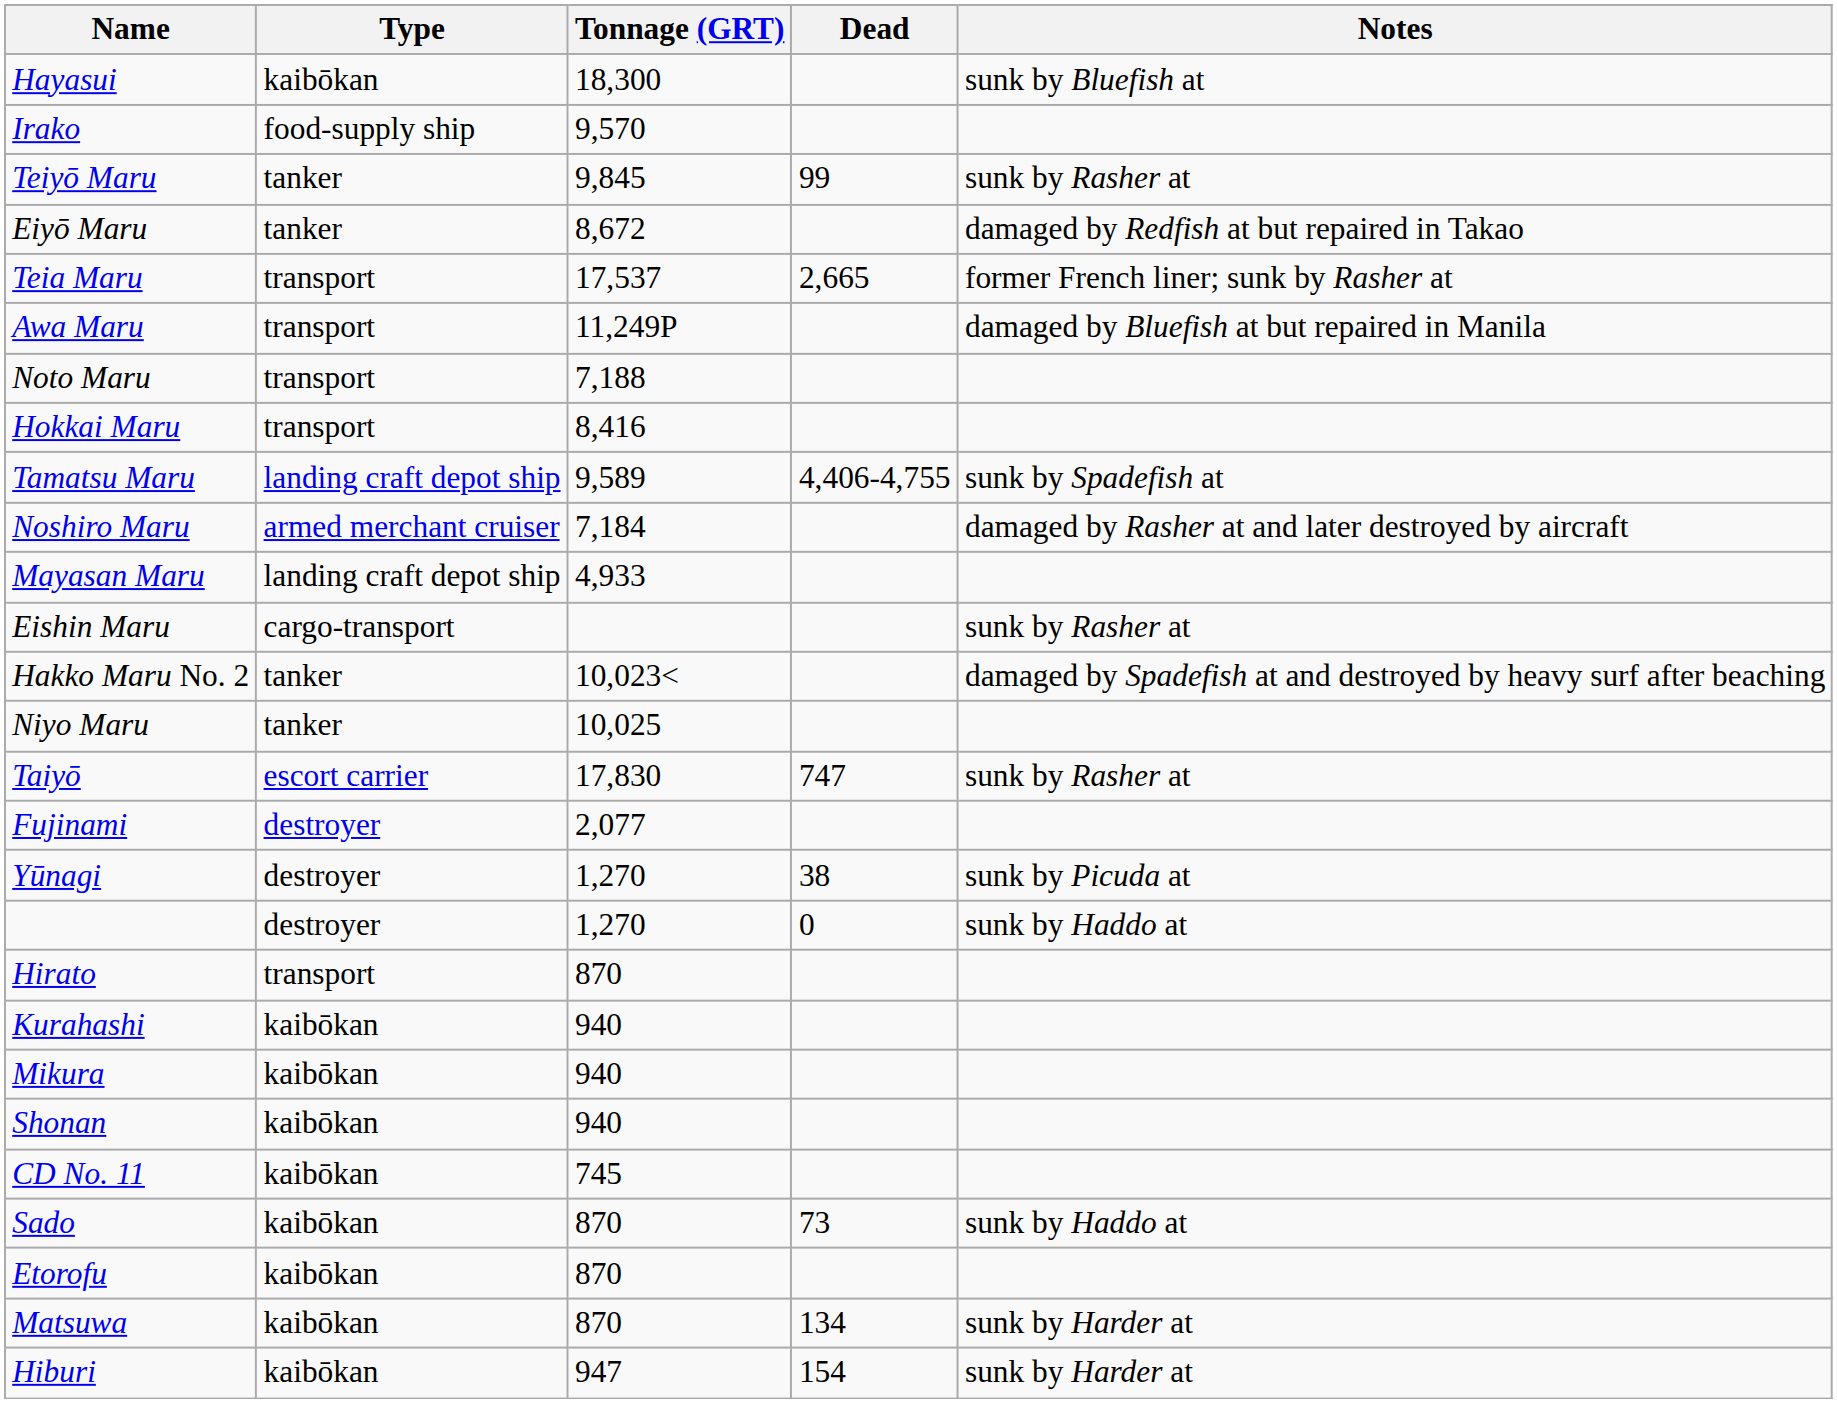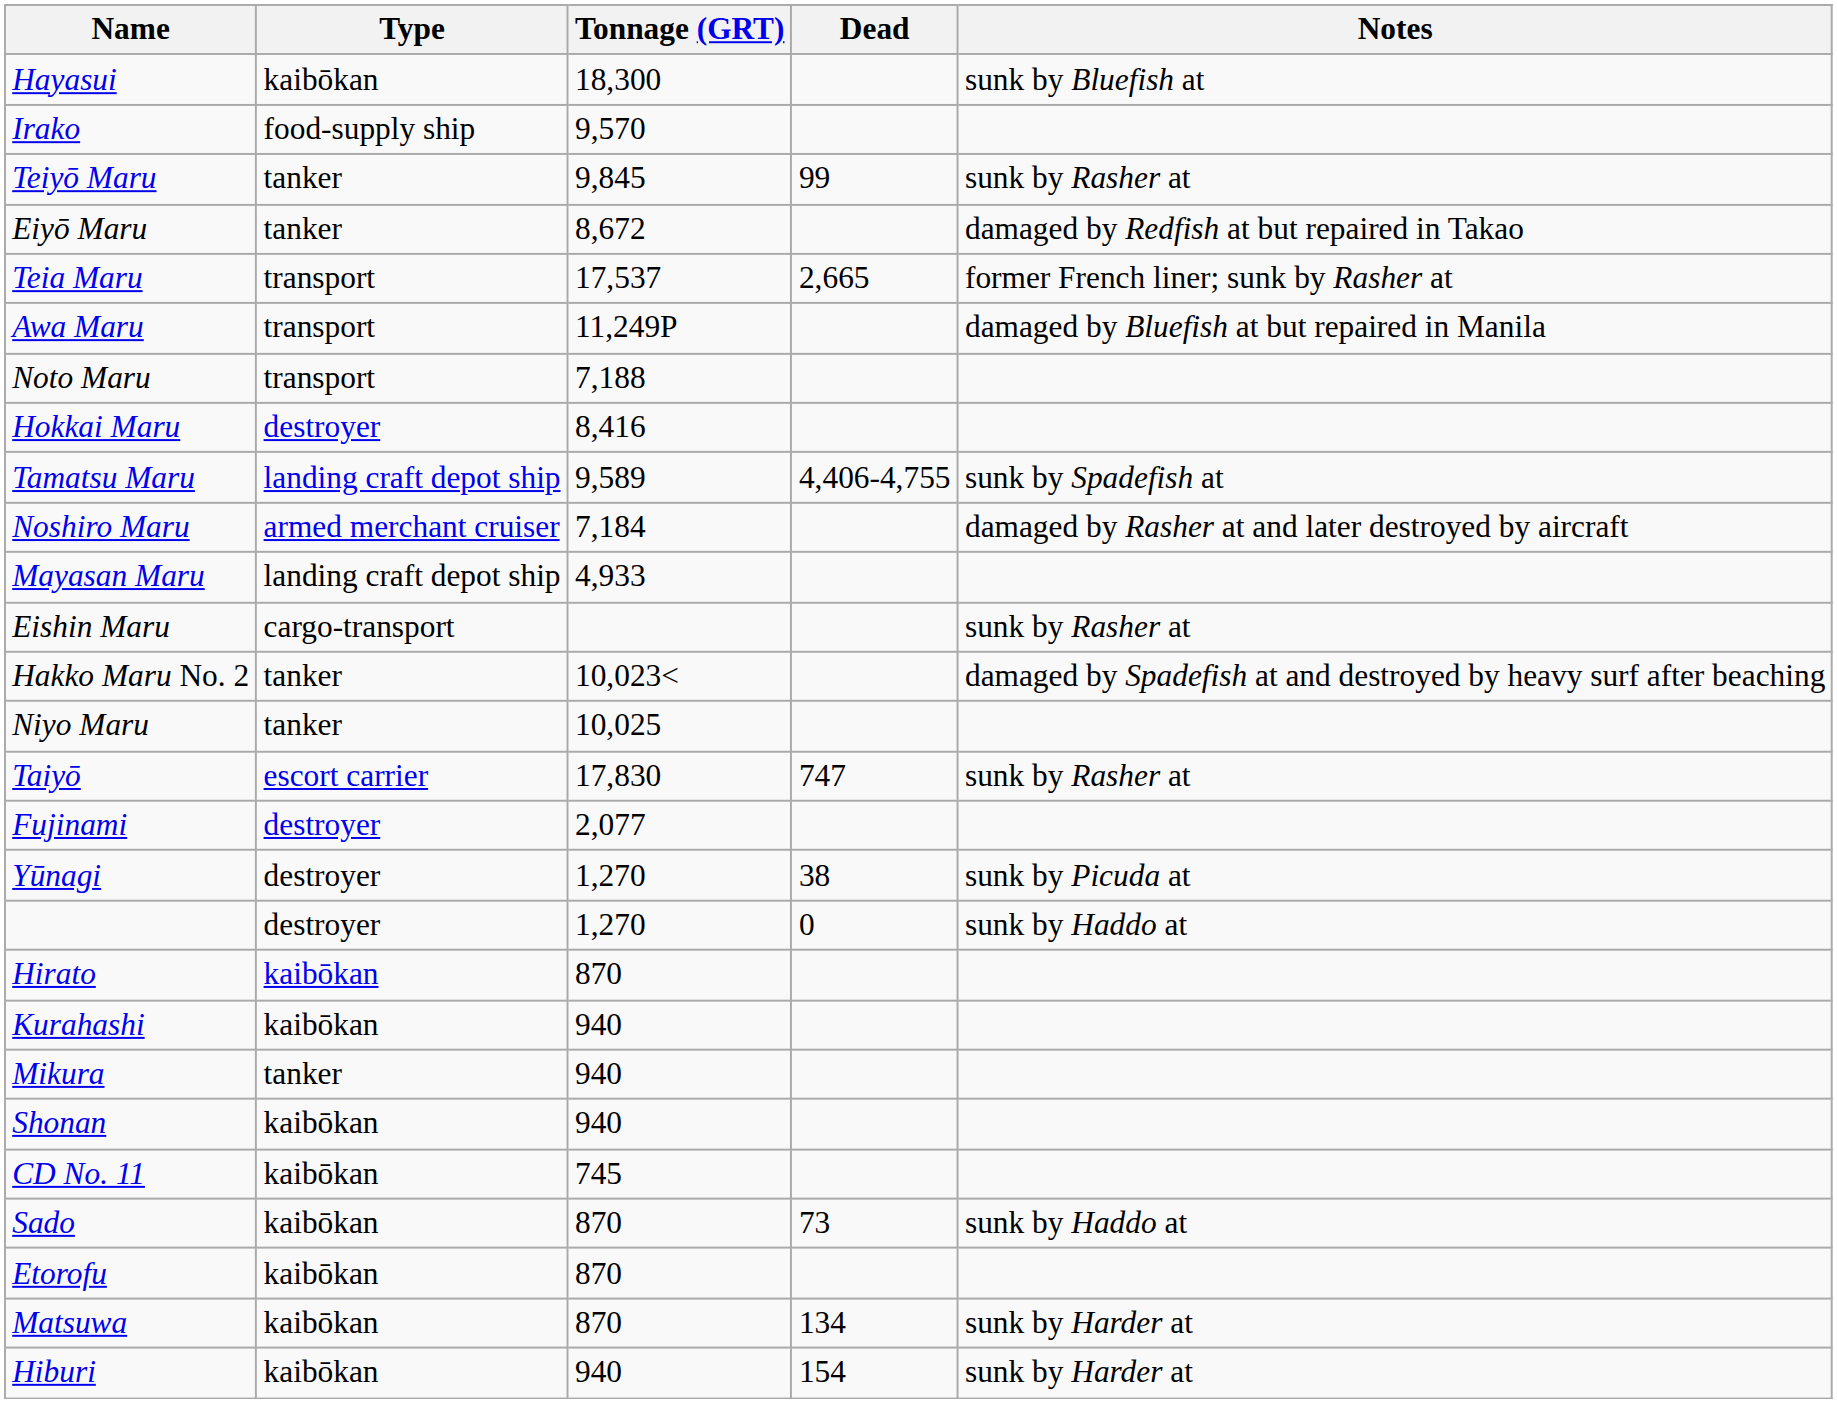(319, 427) transport -> (322, 427) destroyer
(319, 974) transport -> (321, 974) kaibōkan
(321, 1073) kaibōkan -> (303, 1073) tanker
(599, 1372) 947 -> (599, 1372) 940
